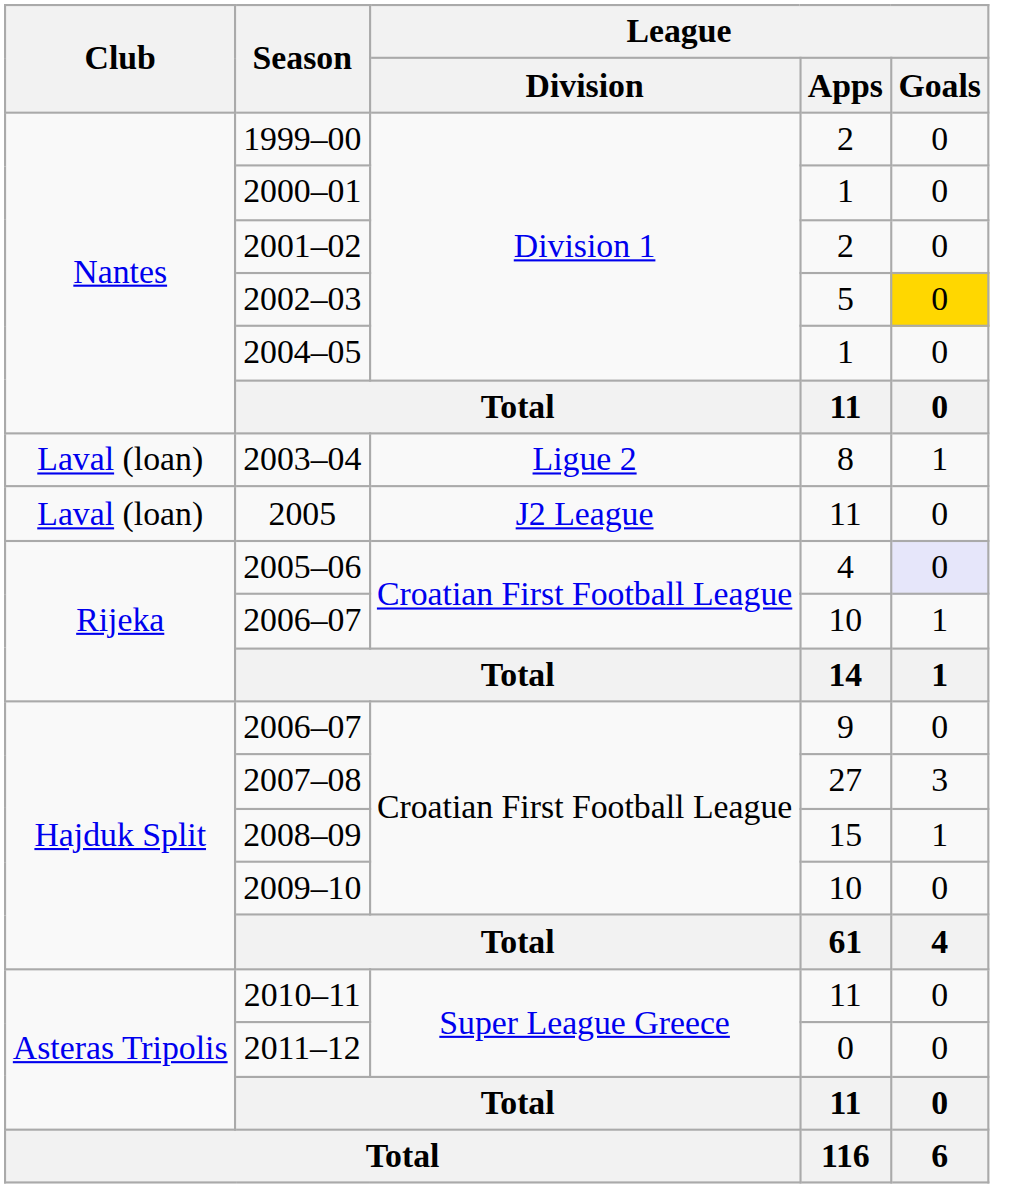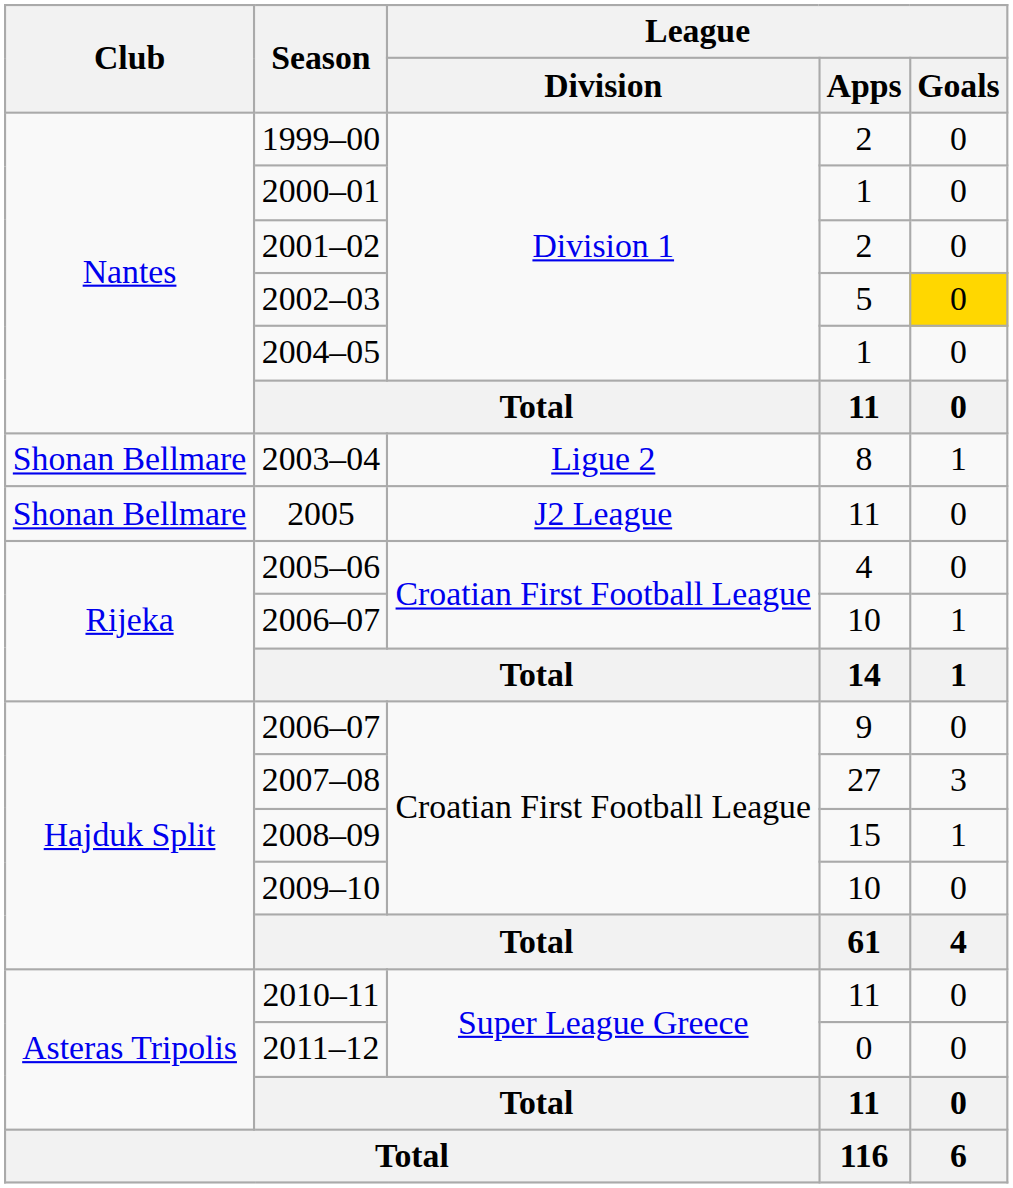(120, 459) Laval (loan) -> (130, 459) Shonan Bellmare
(120, 513) Laval (loan) -> (130, 513) Shonan Bellmare
(940, 566) lavender background -> (958, 566) no background
